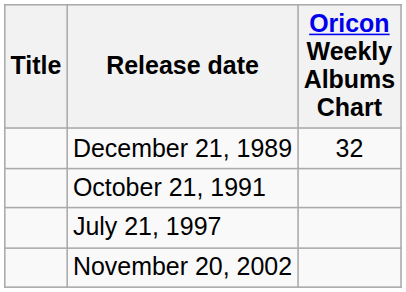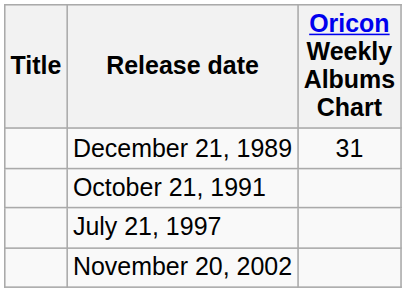(349, 148) 32 -> (349, 148) 31
